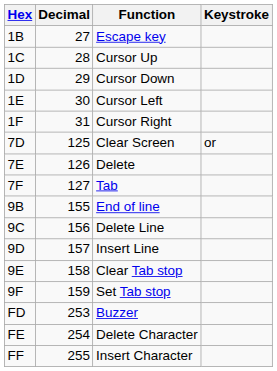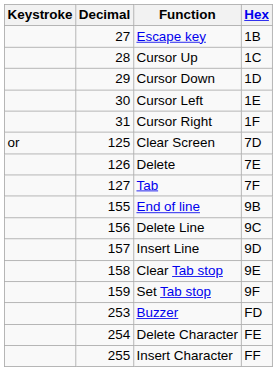columns swapped: (20, 15) <-> (236, 15)
